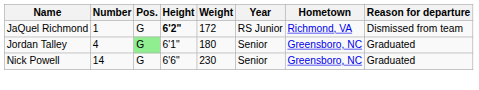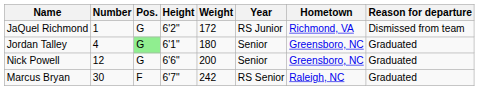(172, 28) bold -> (171, 28) normal
(98, 61) 14 -> (98, 61) 12
(208, 61) 230 -> (208, 61) 200
+ row: (38, 77)
